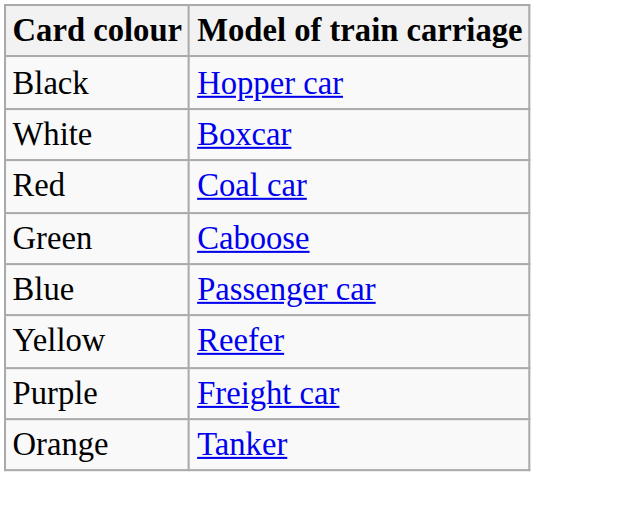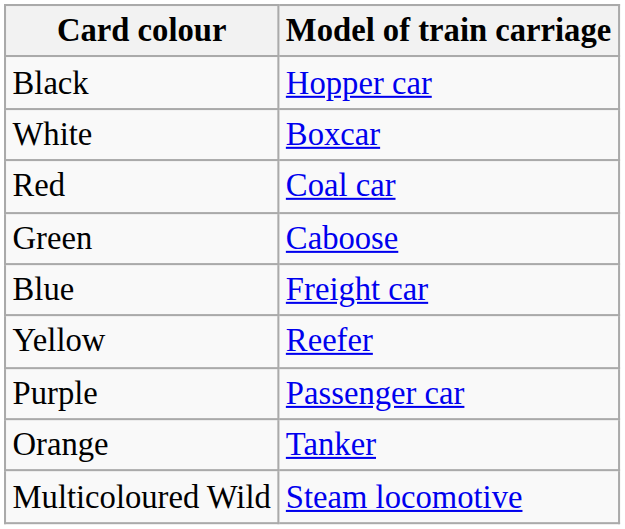(286, 289) Passenger car -> (357, 289) Freight car
(268, 392) Freight car -> (375, 392) Passenger car
+ row: (142, 496)
